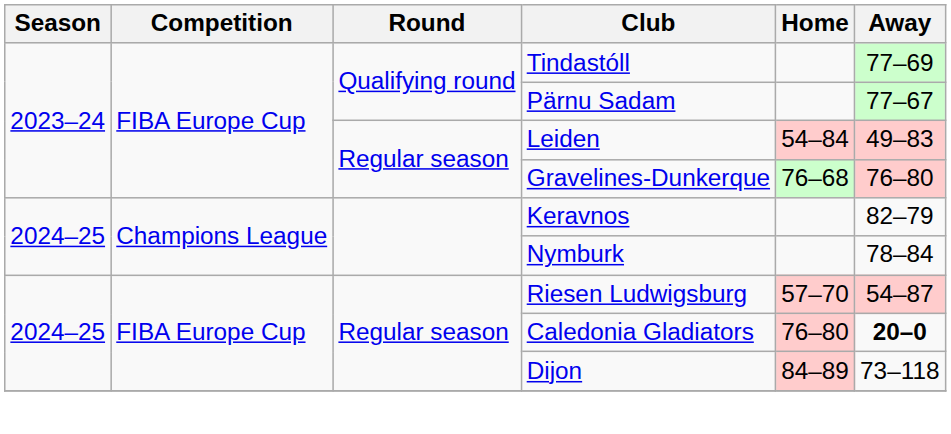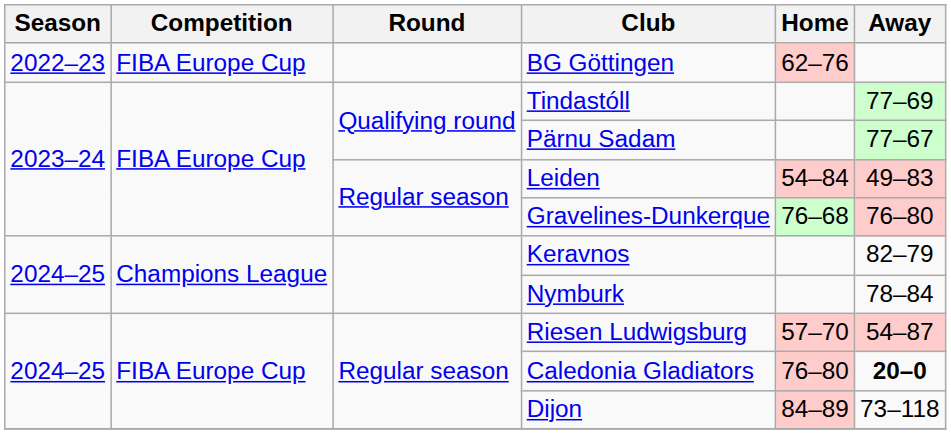+ row: (600, 62)
